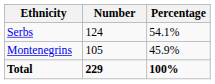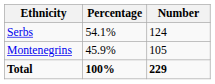columns swapped: (115, 13) <-> (178, 13)
